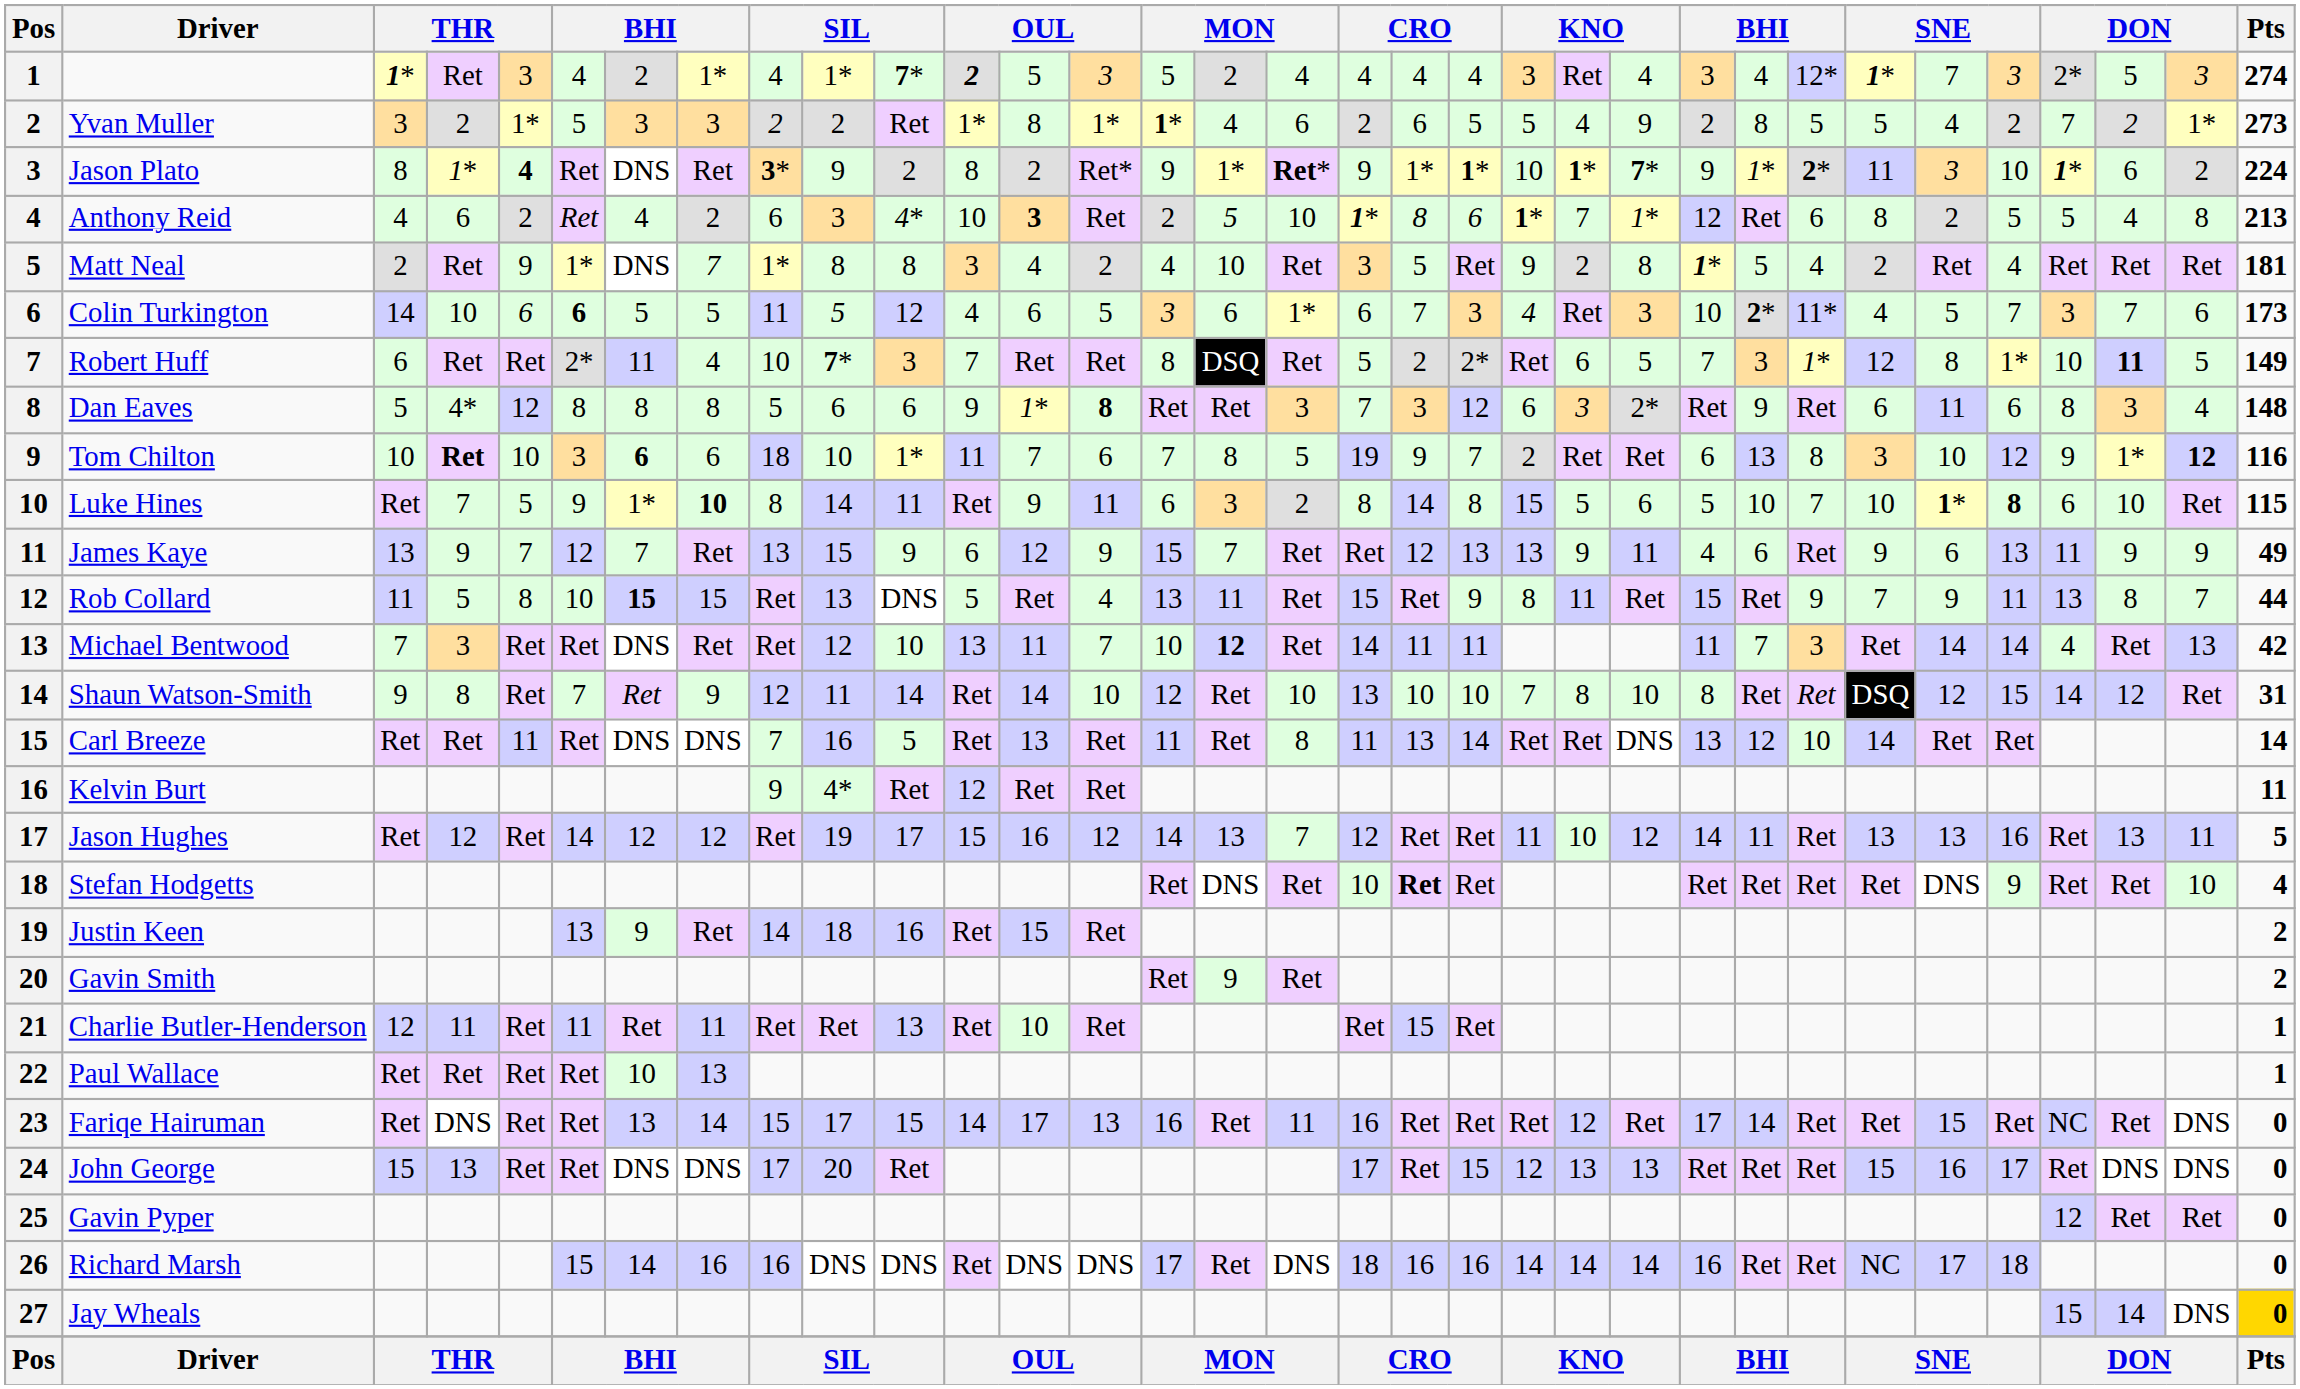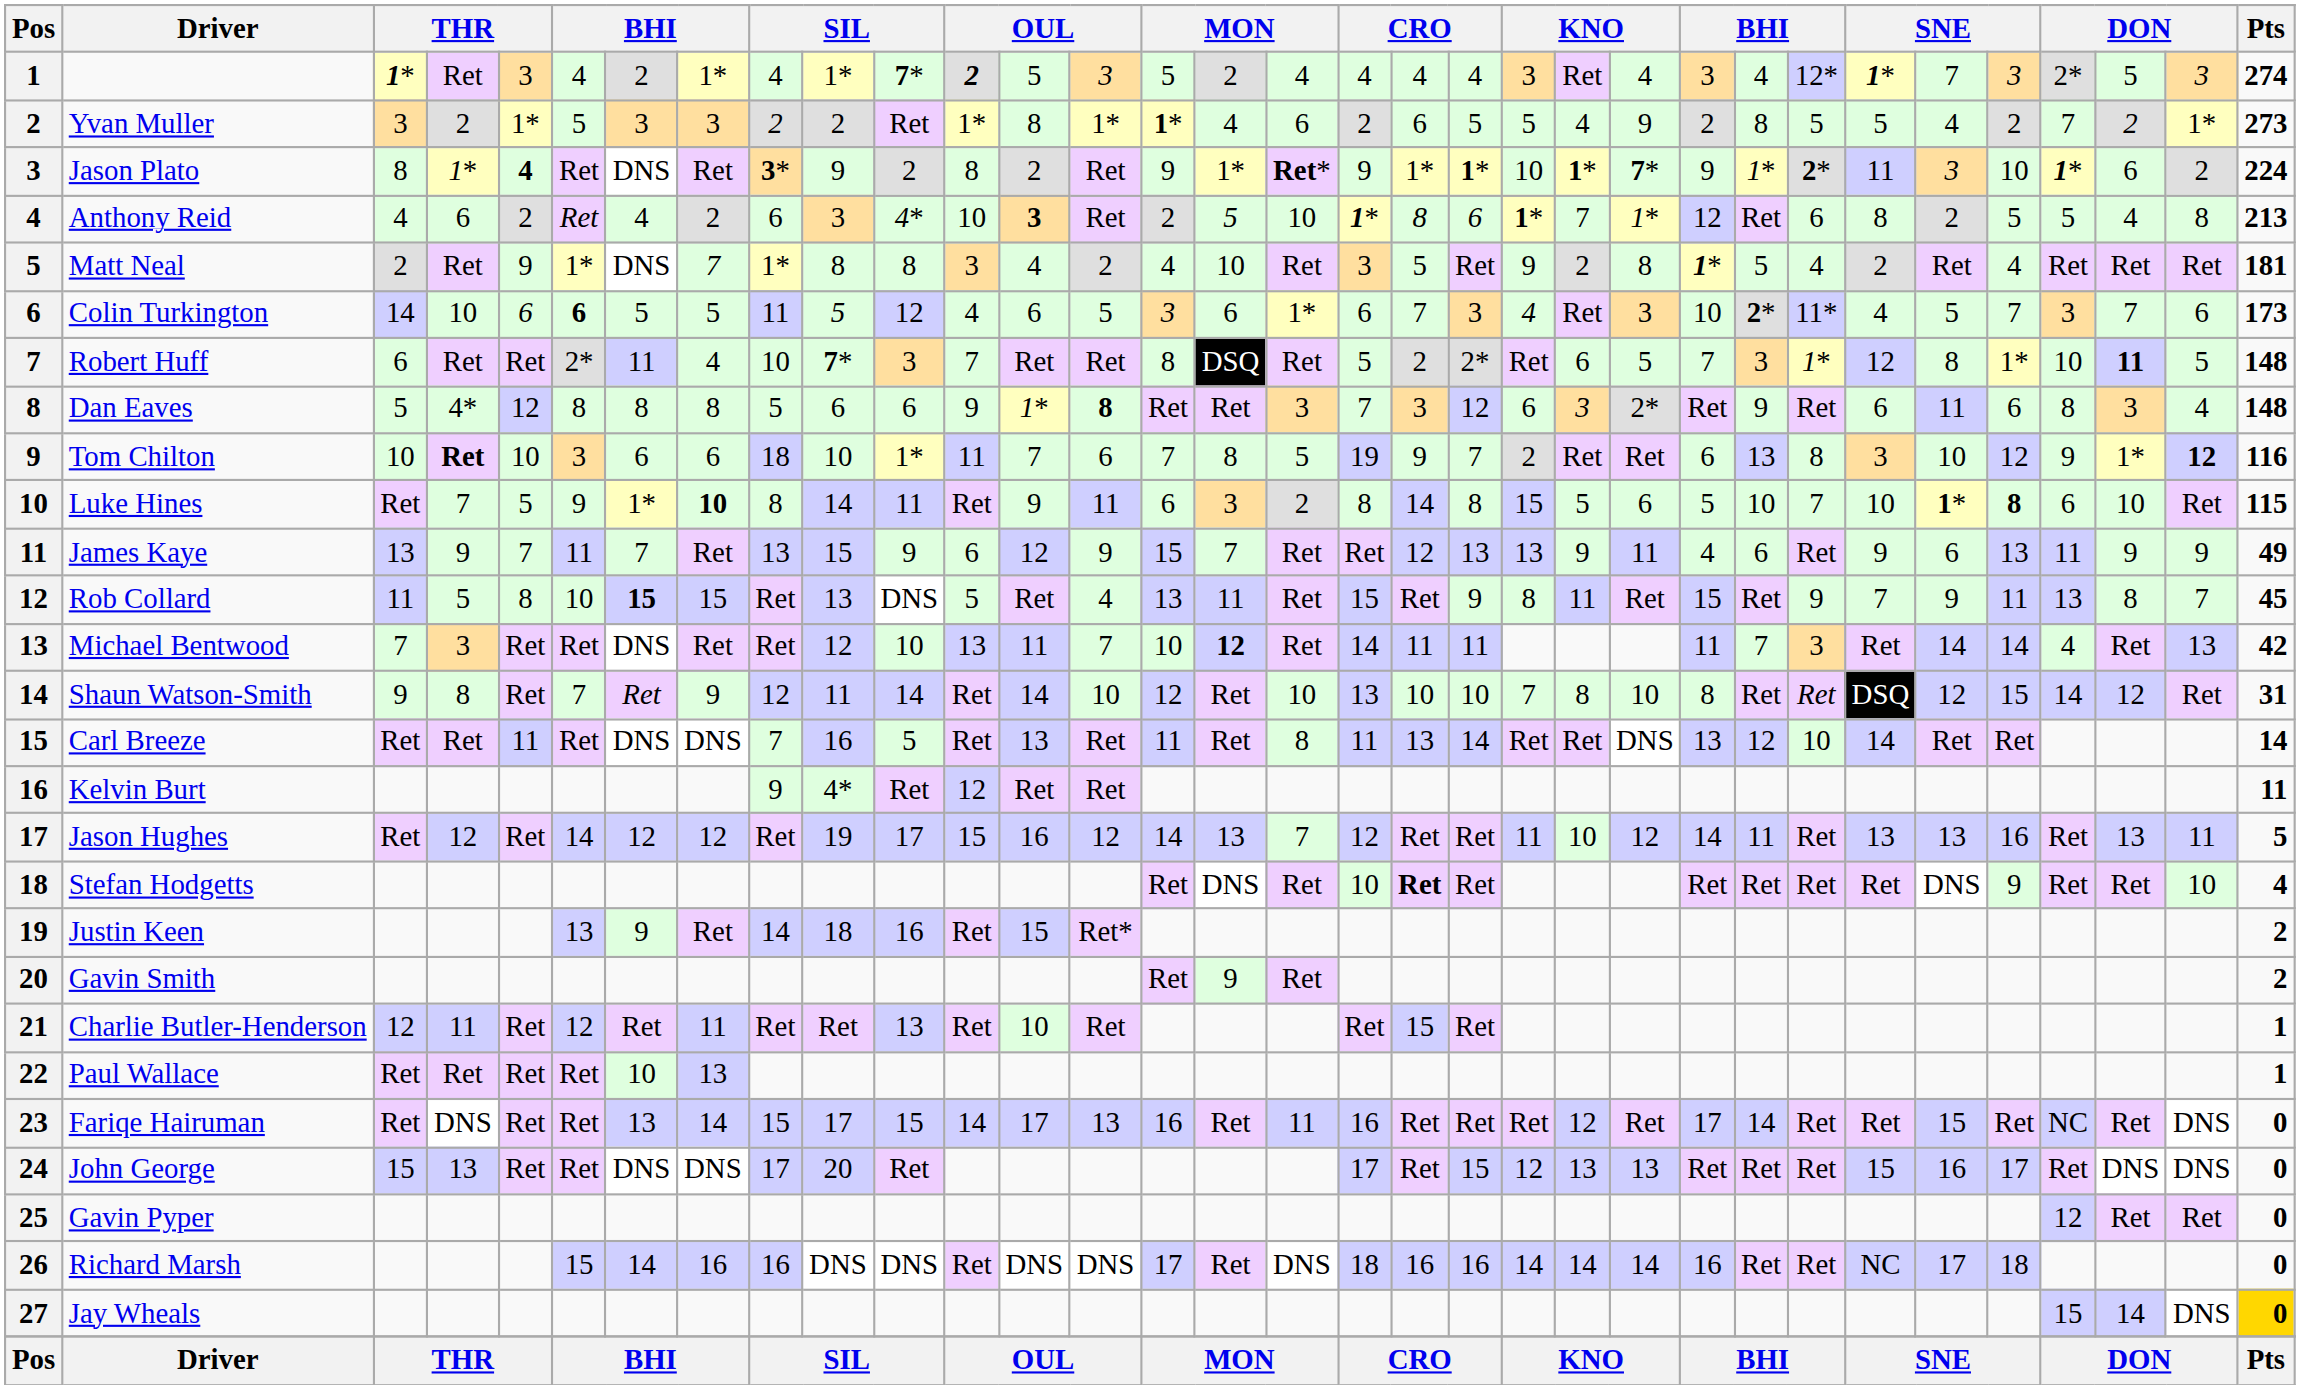(1106, 170) Ret* -> (1106, 170) Ret
(2266, 360) 149 -> (2266, 360) 148
(642, 455) bold -> (642, 455) normal
(579, 551) 12 -> (579, 551) 11
(2273, 598) 44 -> (2273, 598) 45
(1106, 931) Ret -> (1106, 931) Ret*
(579, 1026) 11 -> (579, 1026) 12
